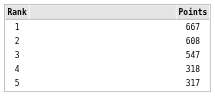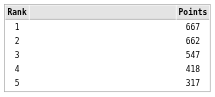(193, 41) 608 -> (193, 41) 662
(193, 70) 318 -> (193, 70) 418
